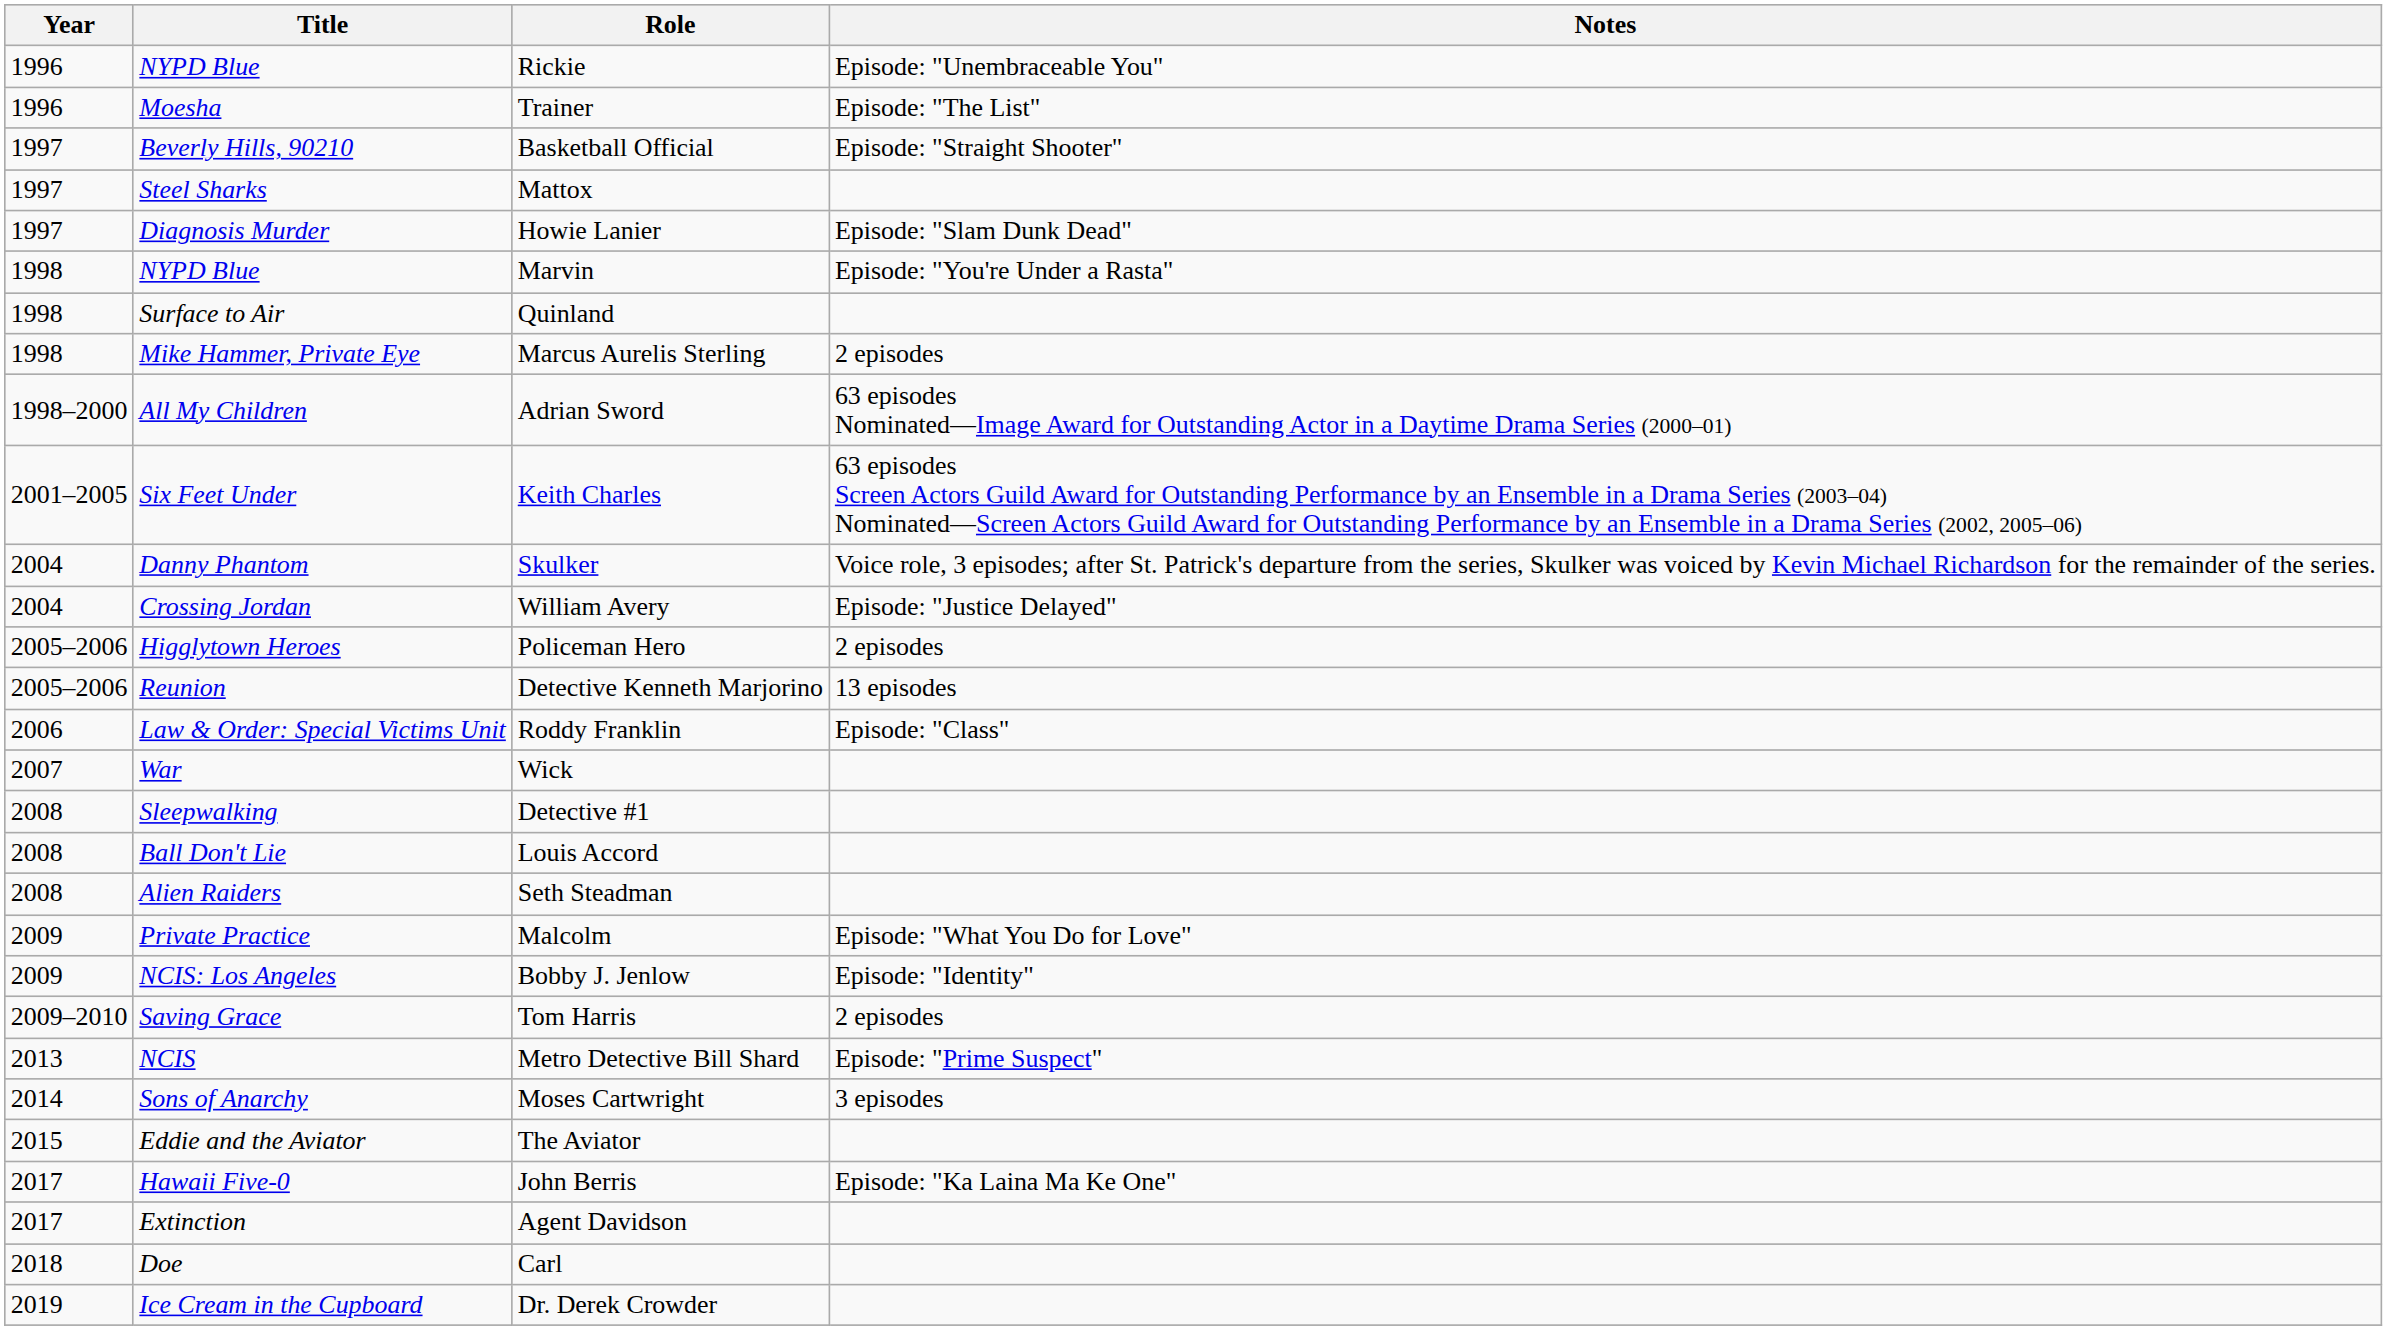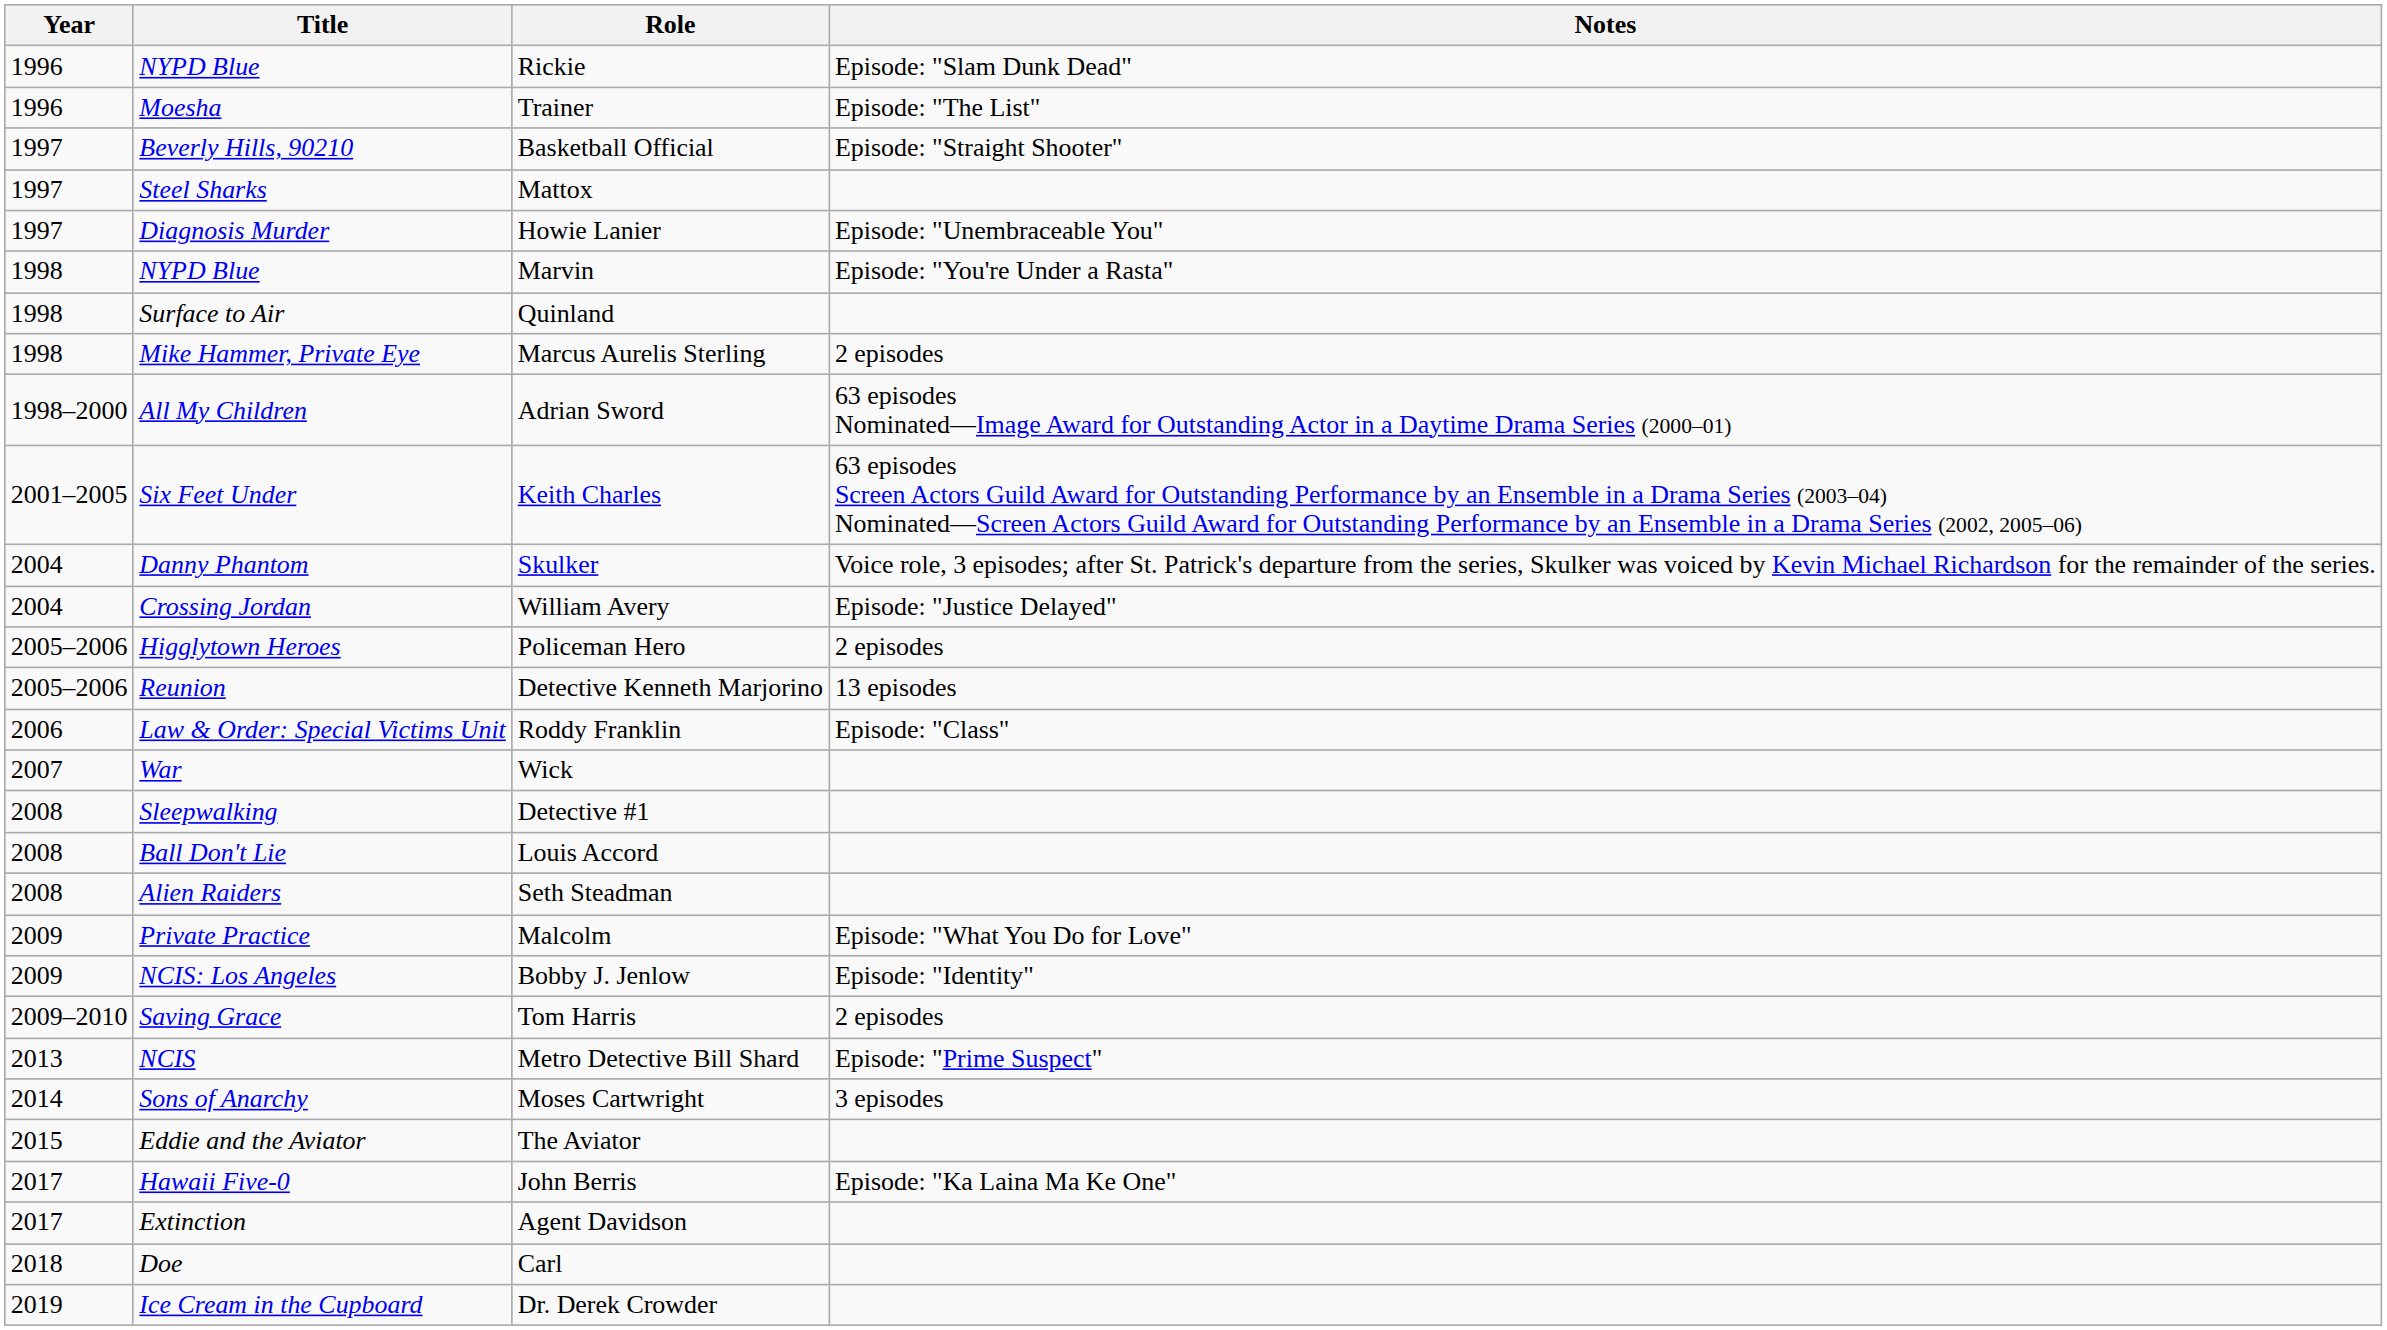(999, 66) Episode: "Unembraceable You" -> (983, 66) Episode: "Slam Dunk Dead"
(983, 230) Episode: "Slam Dunk Dead" -> (999, 230) Episode: "Unembraceable You"
